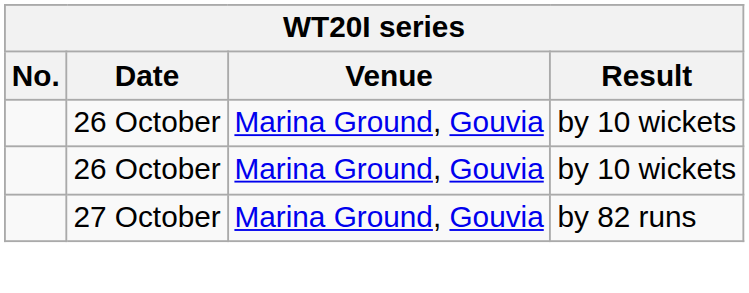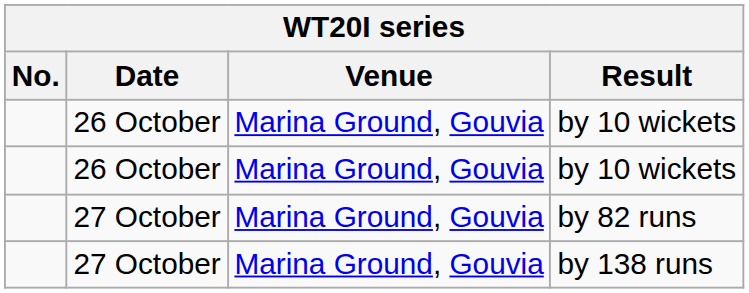+ row: (147, 264)
